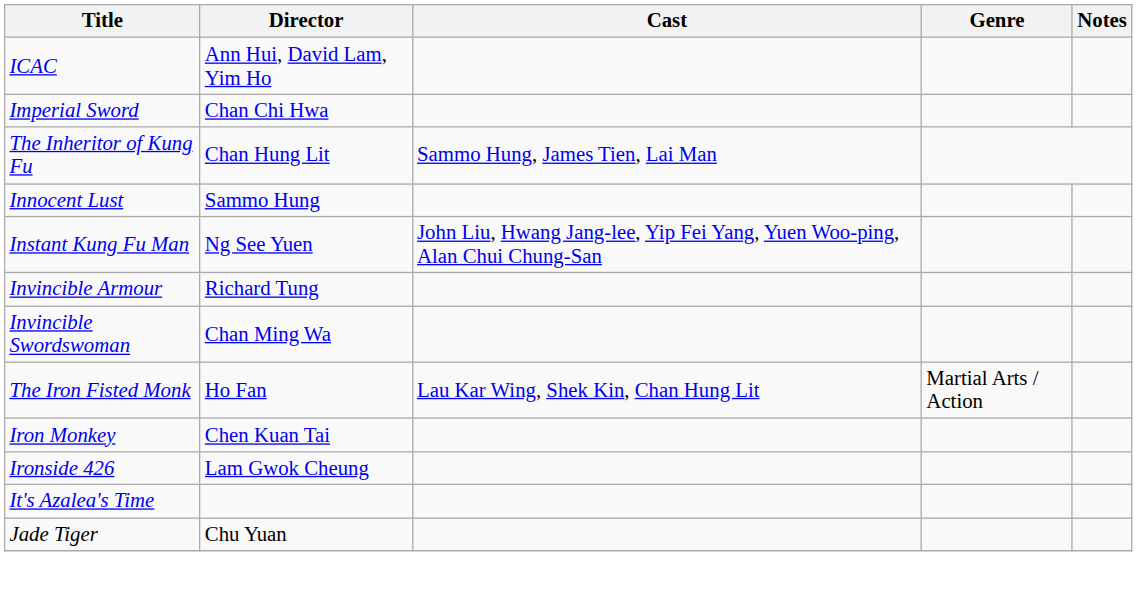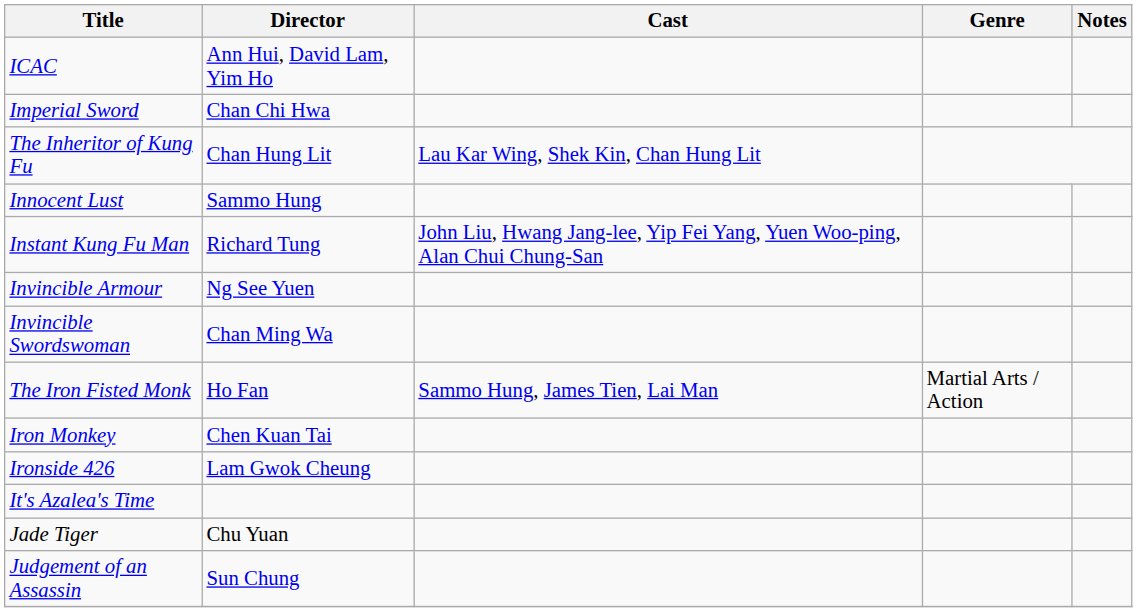(567, 155) Sammo Hung, James Tien, Lai Man -> (590, 155) Lau Kar Wing, Shek Kin, Chan Hung Lit
(259, 244) Ng See Yuen -> (263, 244) Richard Tung
(262, 289) Richard Tung -> (260, 289) Ng See Yuen
(588, 390) Lau Kar Wing, Shek Kin, Chan Hung Lit -> (568, 390) Sammo Hung, James Tien, Lai Man
+ row: (78, 578)
